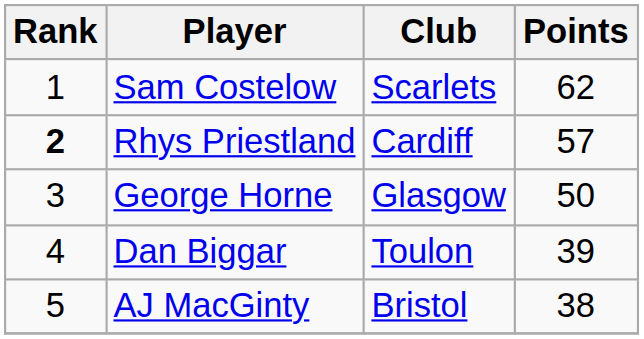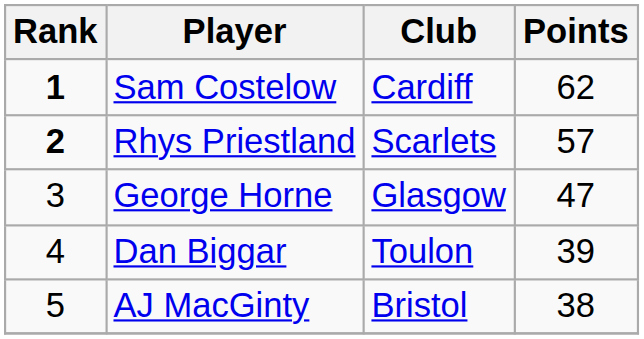(55, 86) normal -> (55, 86) bold
(434, 86) Scarlets -> (422, 86) Cardiff
(422, 141) Cardiff -> (434, 141) Scarlets
(576, 196) 50 -> (576, 196) 47
